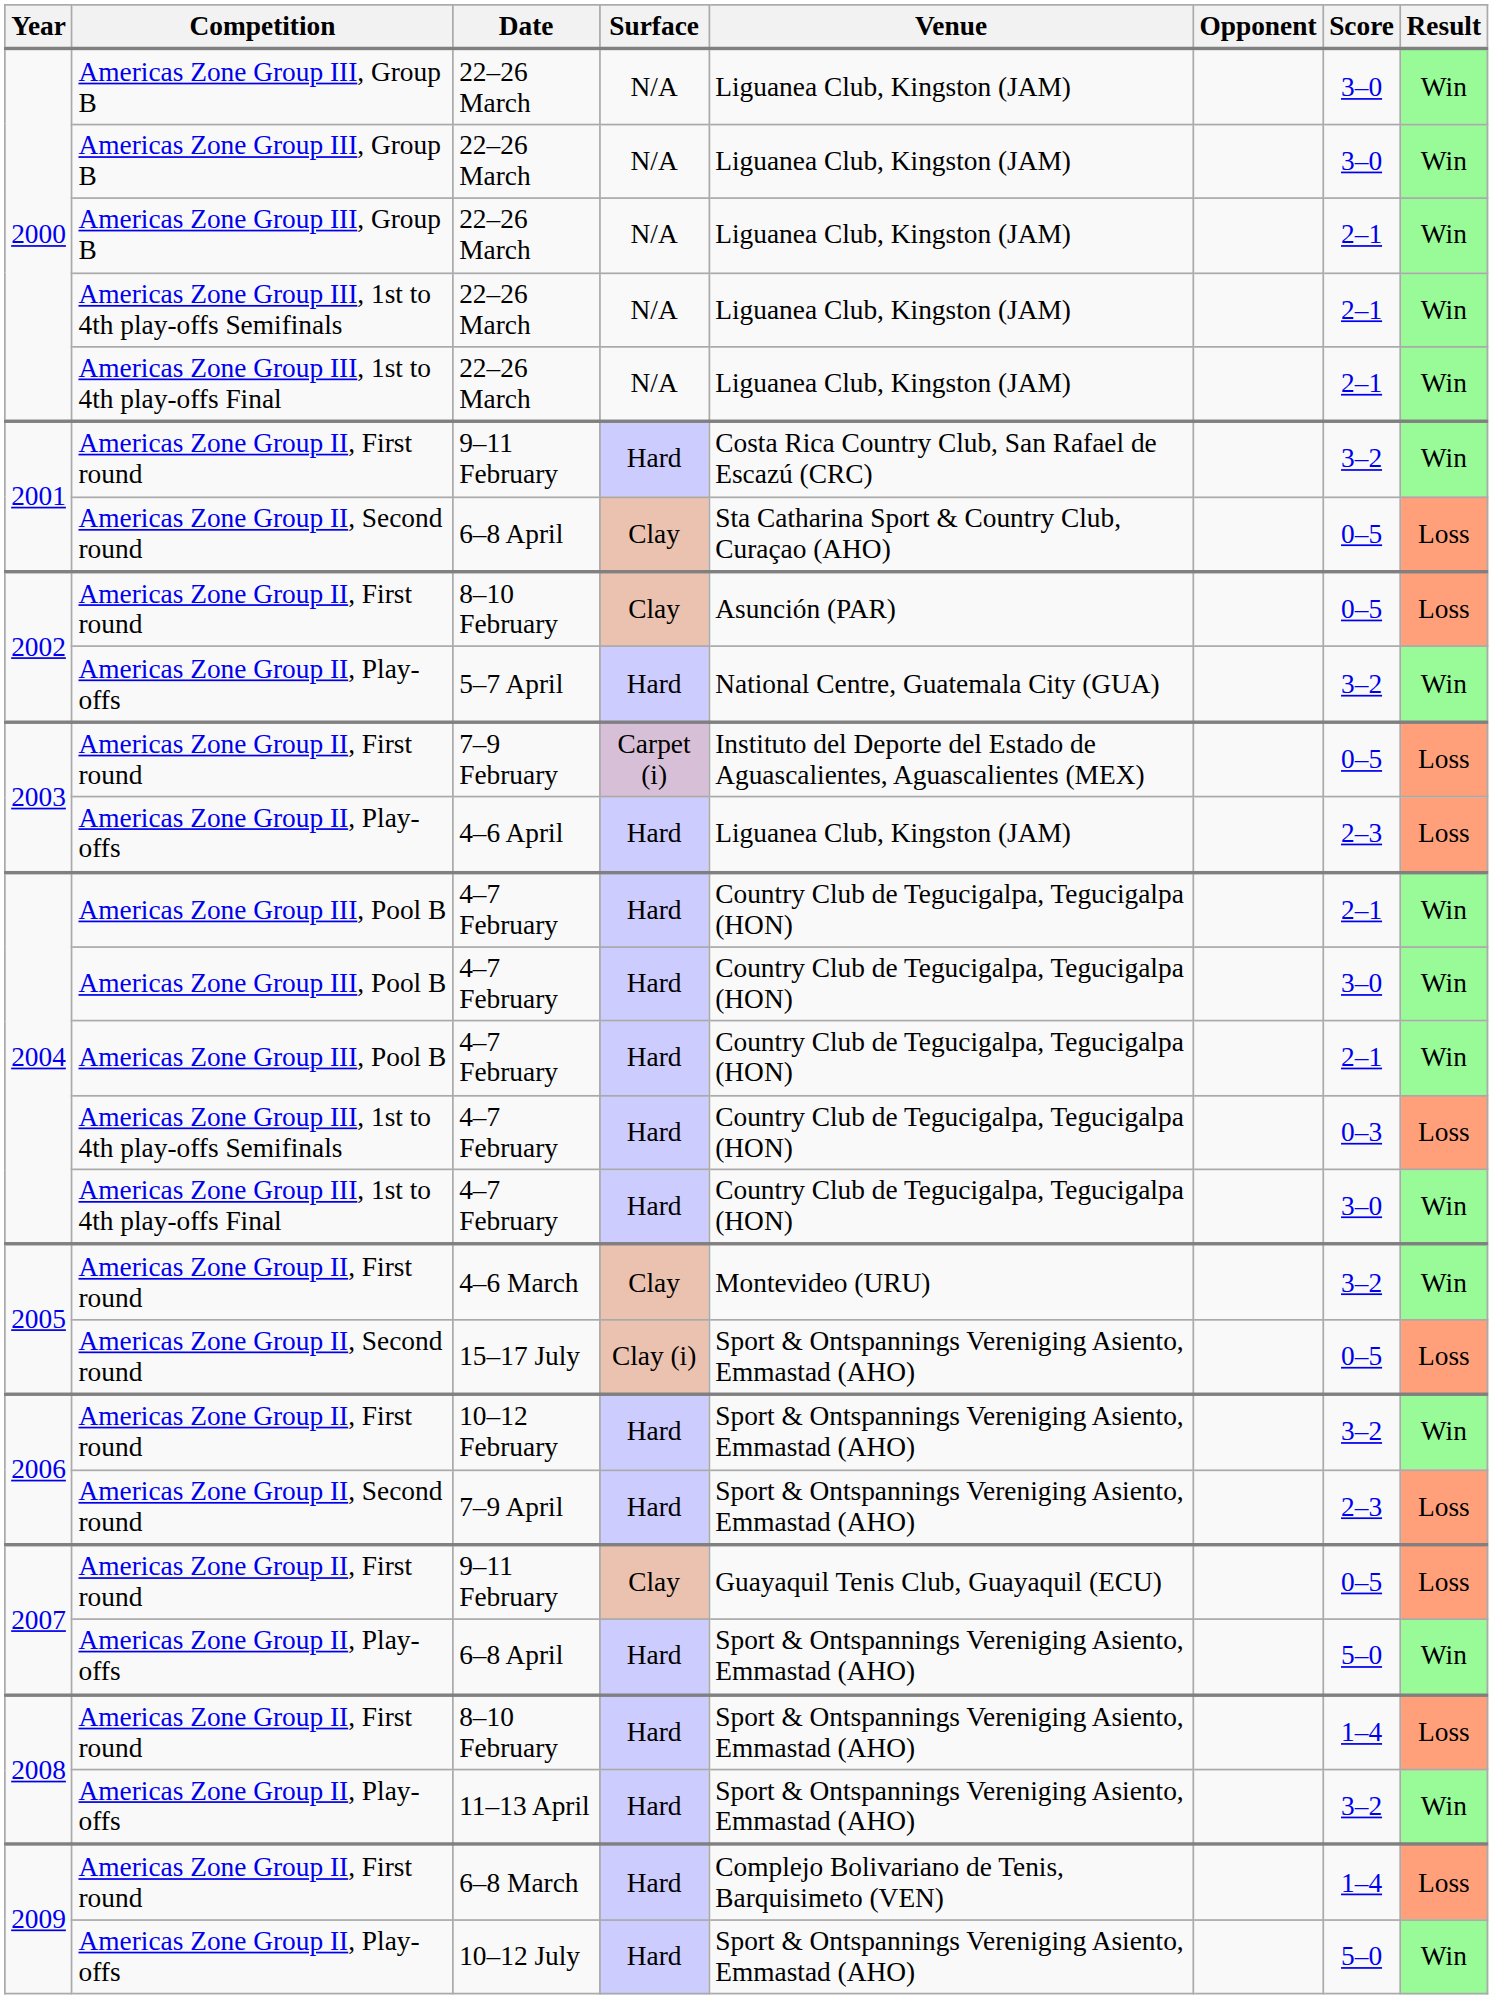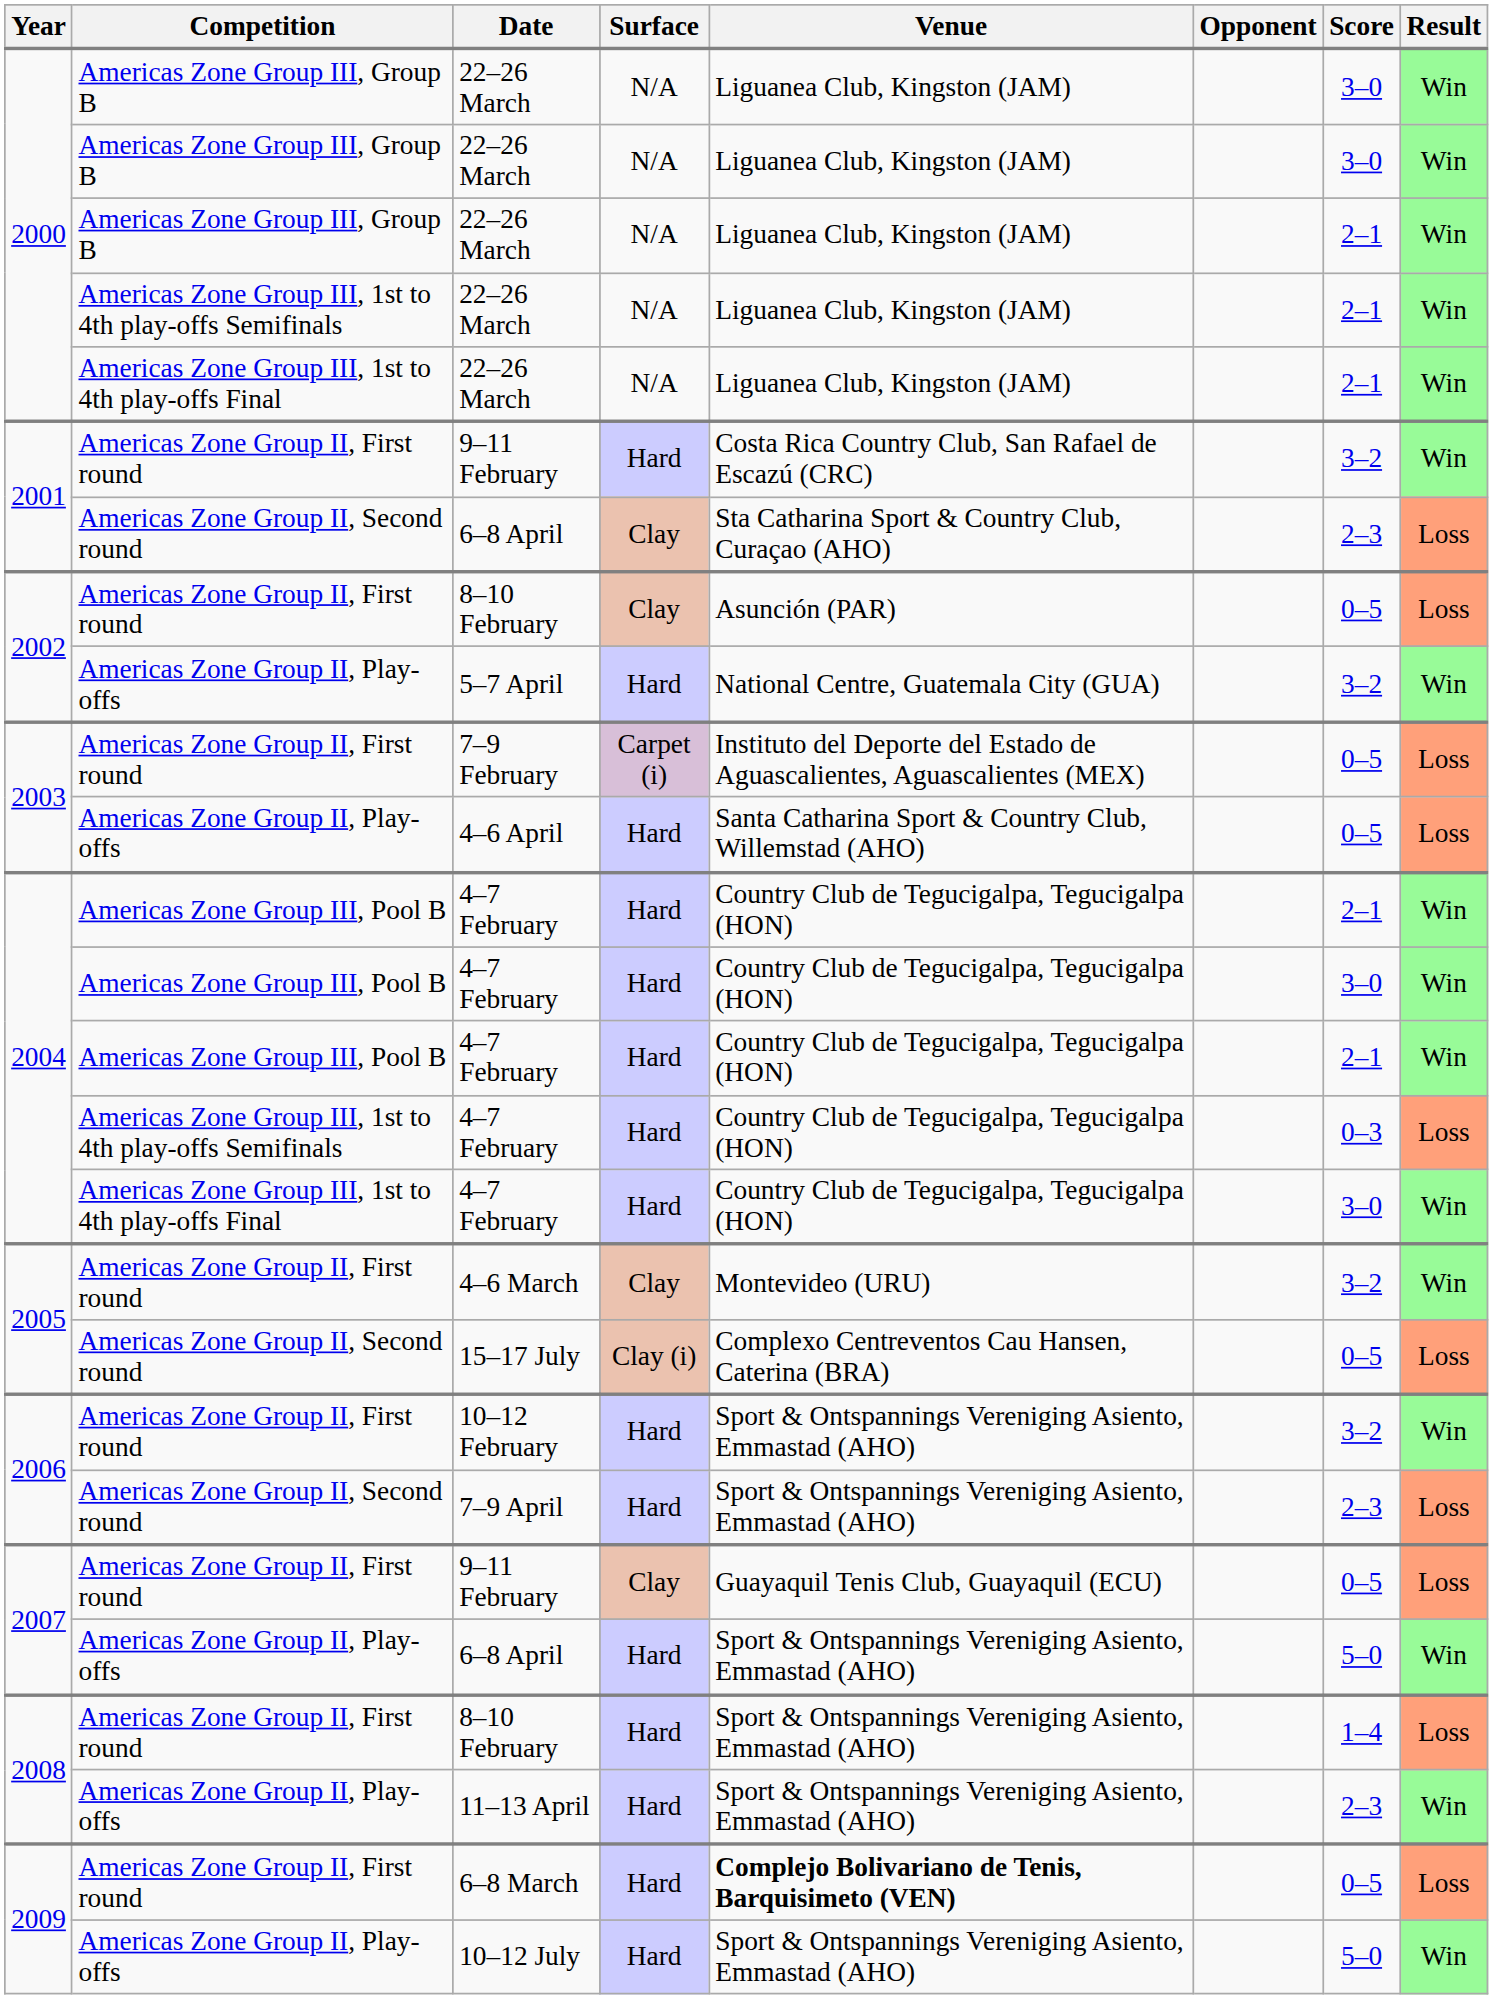(1362, 533) 0–5 -> (1362, 533) 2–3
(893, 833) Liguanea Club, Kingston (JAM) -> (931, 833) Santa Catharina Sport & Country Club, Willemstad (AHO)
(1362, 833) 2–3 -> (1362, 833) 0–5
(949, 1356) Sport & Ontspannings Vereniging Asiento, Emmastad (AHO) -> (921, 1356) Complexo Centreventos Cau Hansen, Caterina (BRA)
(1362, 1806) 3–2 -> (1362, 1806) 2–3
(890, 1882) normal -> (898, 1882) bold
(1362, 1882) 1–4 -> (1362, 1882) 0–5
